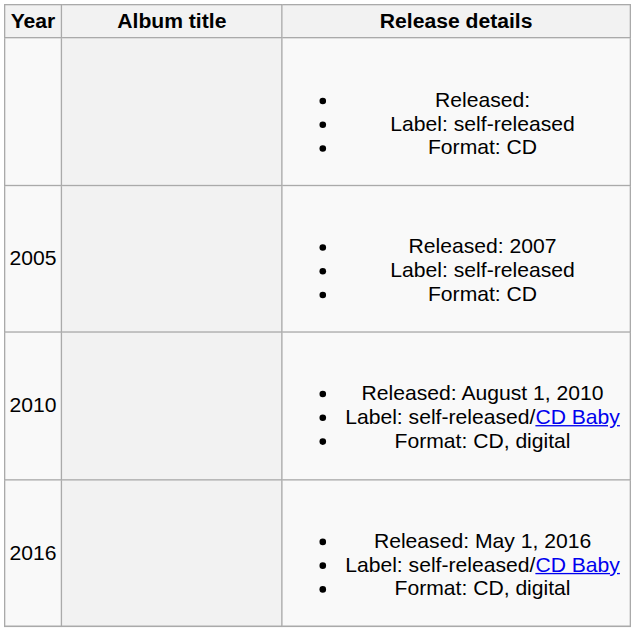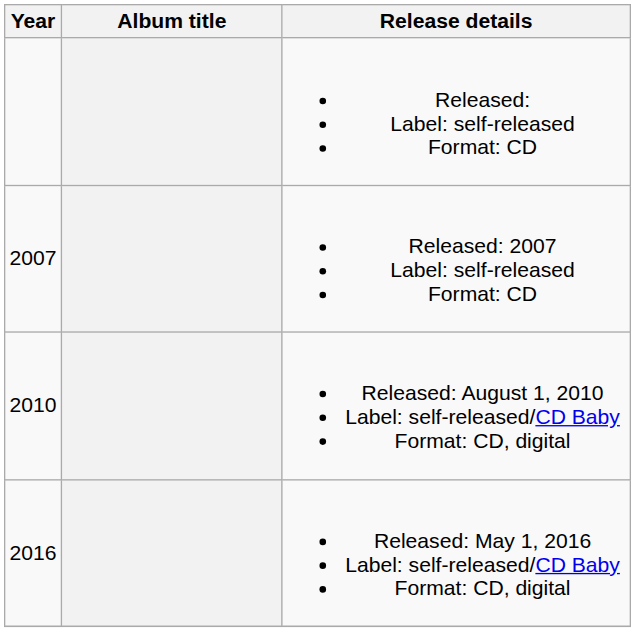(33, 258) 2005 -> (33, 258) 2007
